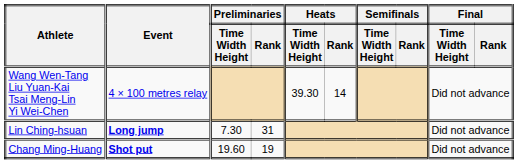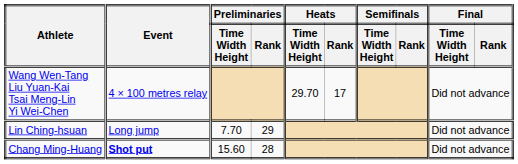(305, 94) 39.30 -> (305, 94) 29.70
(340, 94) 14 -> (340, 94) 17
(136, 130) bold -> (134, 130) normal
(231, 130) 7.30 -> (231, 130) 7.70
(268, 130) 31 -> (268, 130) 29
(231, 149) 19.60 -> (231, 149) 15.60
(268, 149) 19 -> (268, 149) 28
